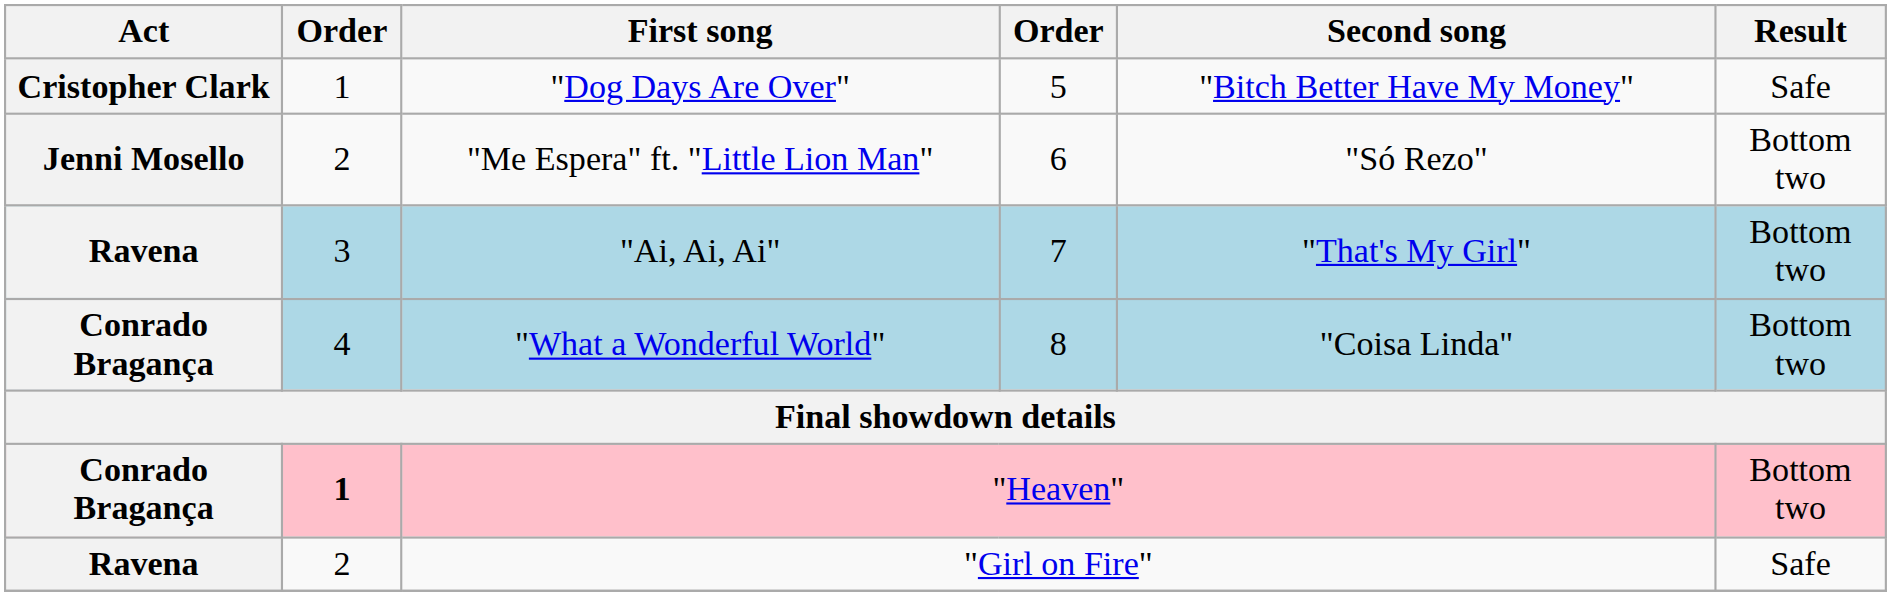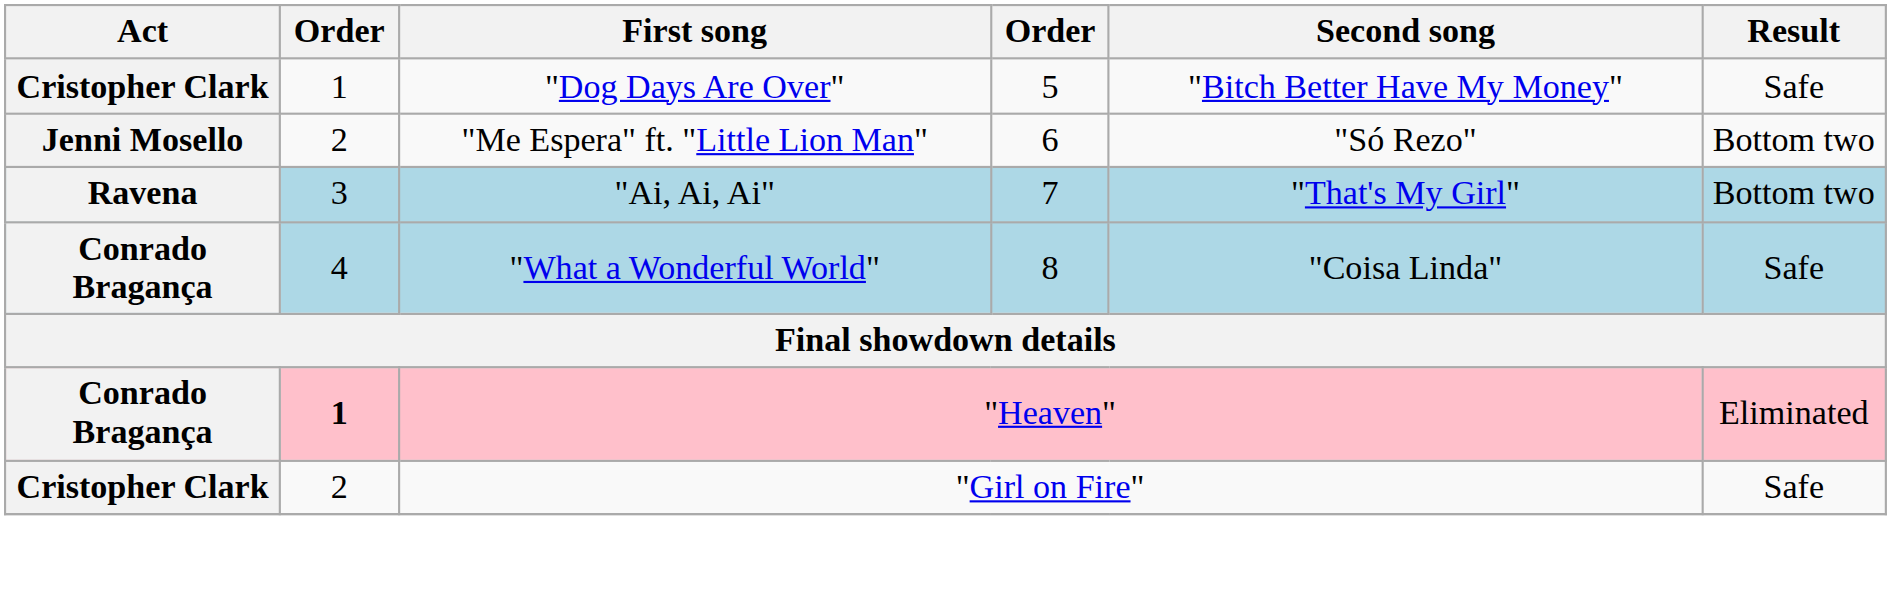(1801, 343) Bottom two -> (1794, 266) Safe
(1801, 490) Bottom two -> (1794, 413) Eliminated
(144, 563) Ravena -> (143, 486) Cristopher Clark
